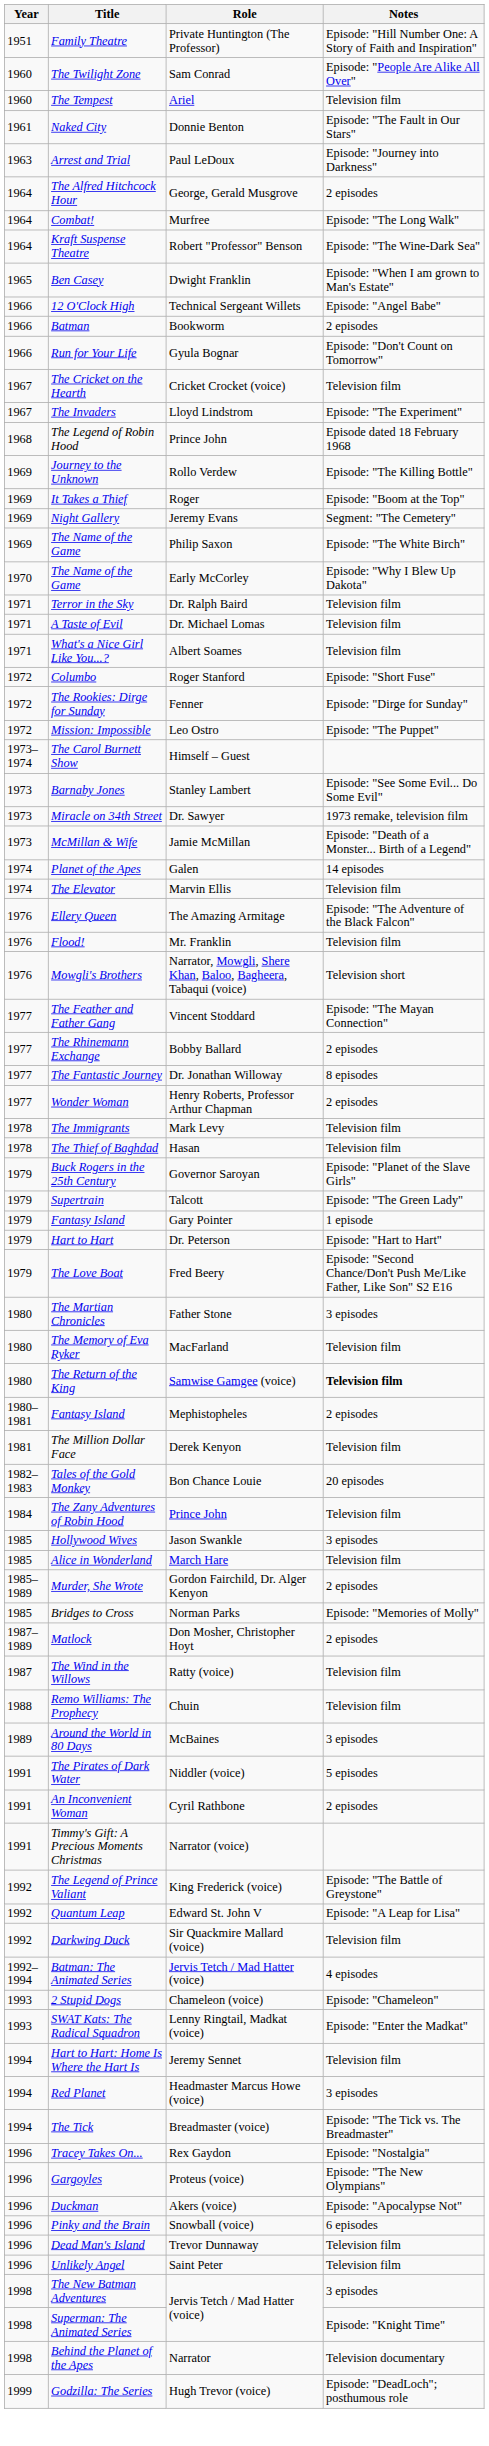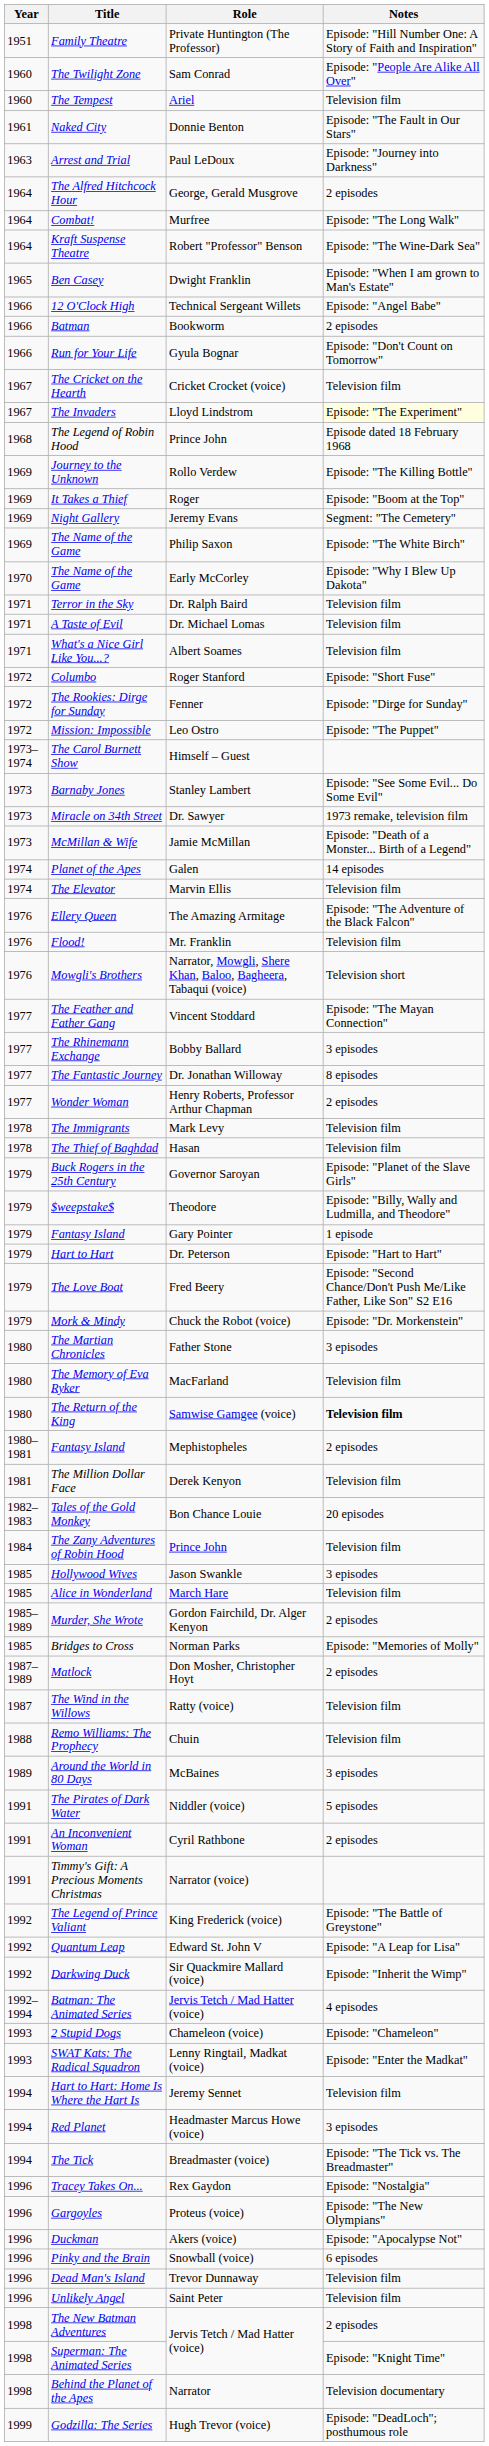(394, 412) no background -> (394, 412) lightyellow background
(352, 1049) 2 episodes -> (352, 1049) 3 episodes
+ row: (83, 1207)
- row: (77, 1200)
+ row: (88, 1320)
(363, 1940) Television film -> (396, 1973) Episode: "Inherit the Wimp"
(352, 2291) 3 episodes -> (352, 2324) 2 episodes
